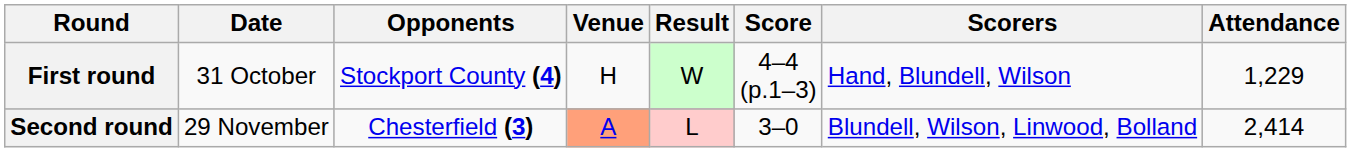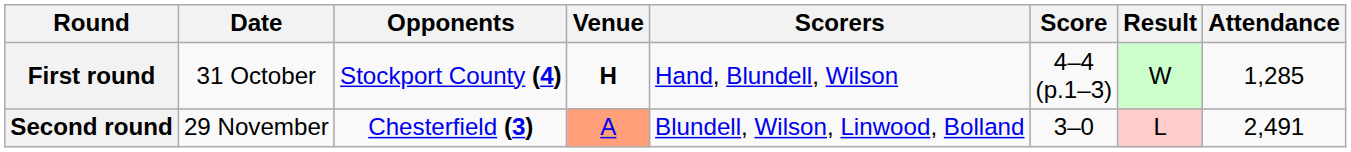columns swapped: (692, 23) <-> (1012, 23)
(608, 75) normal -> (608, 75) bold
(1274, 75) 1,229 -> (1274, 75) 1,285
(1274, 127) 2,414 -> (1274, 127) 2,491
